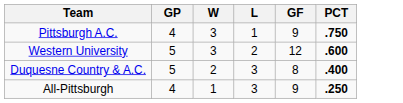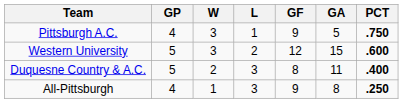+ column: (336, 13)
